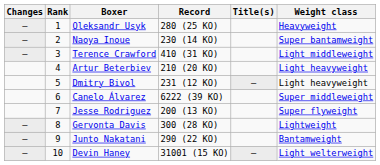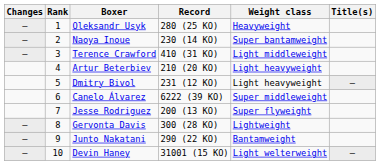columns swapped: (326, 11) <-> (254, 11)
